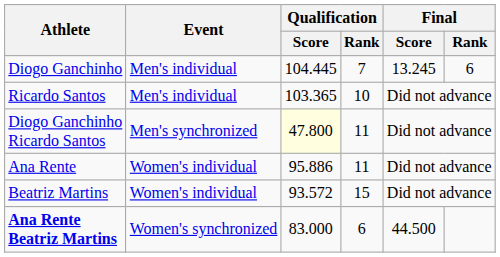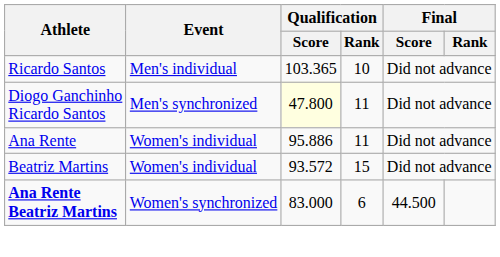- row: (65, 69)
